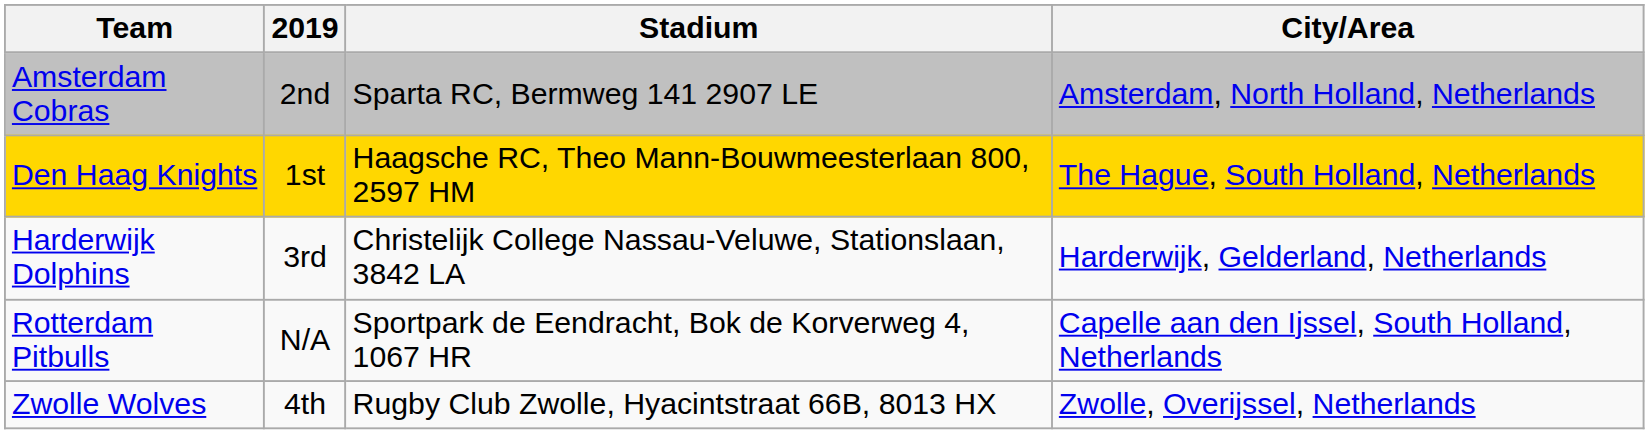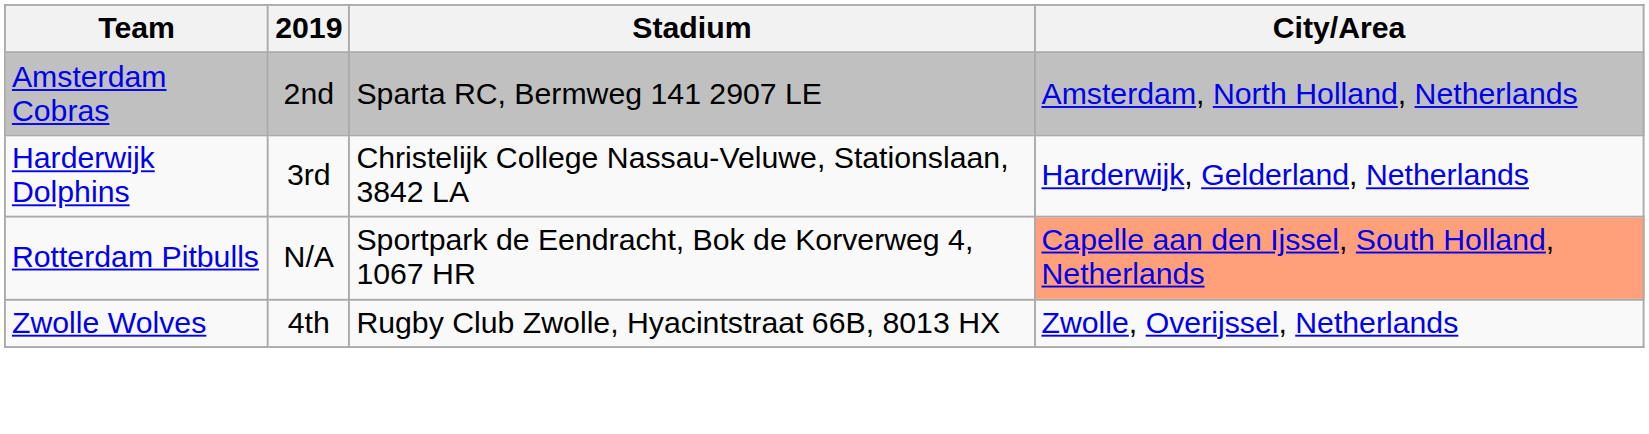- row: (135, 175)
(1315, 339) no background -> (1298, 257) lightsalmon background
